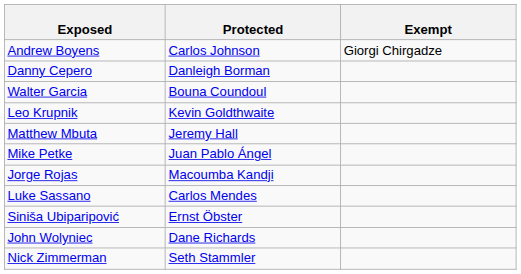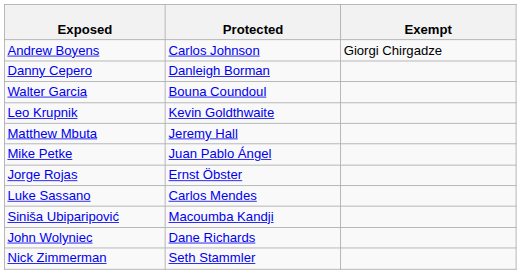(221, 175) Macoumba Kandji -> (205, 175) Ernst Öbster
(205, 216) Ernst Öbster -> (221, 216) Macoumba Kandji
